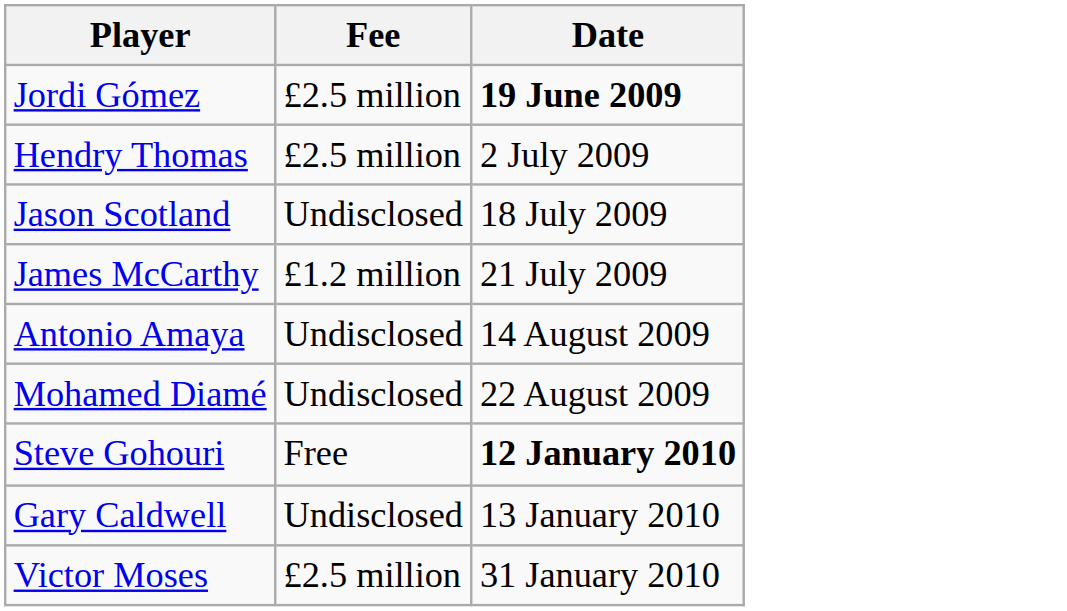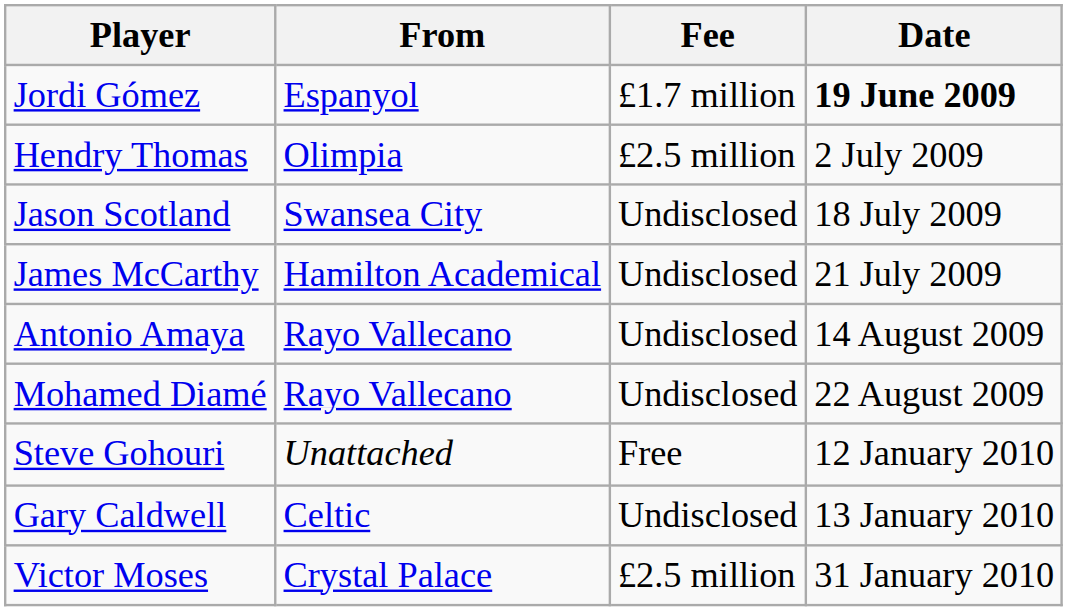+ column: (442, 34)
(372, 94) £2.5 million -> (707, 94) £1.7 million
(372, 274) £1.2 million -> (708, 274) Undisclosed
(608, 453) bold -> (934, 453) normal
